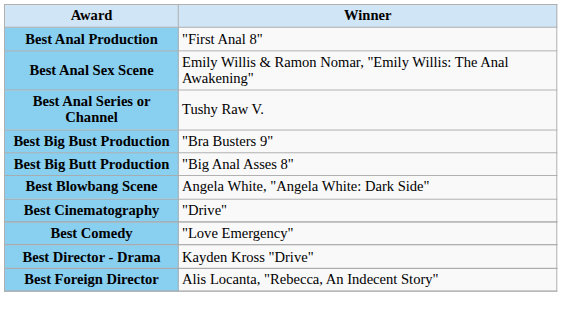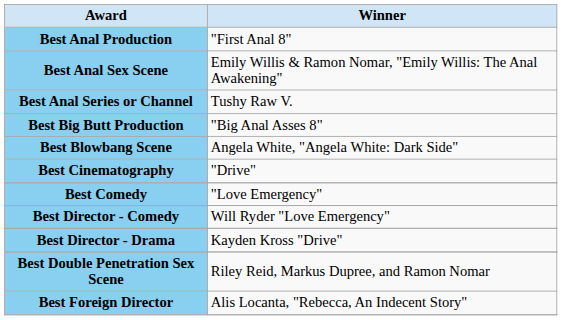- row: (92, 141)
+ row: (106, 217)
+ row: (106, 271)
